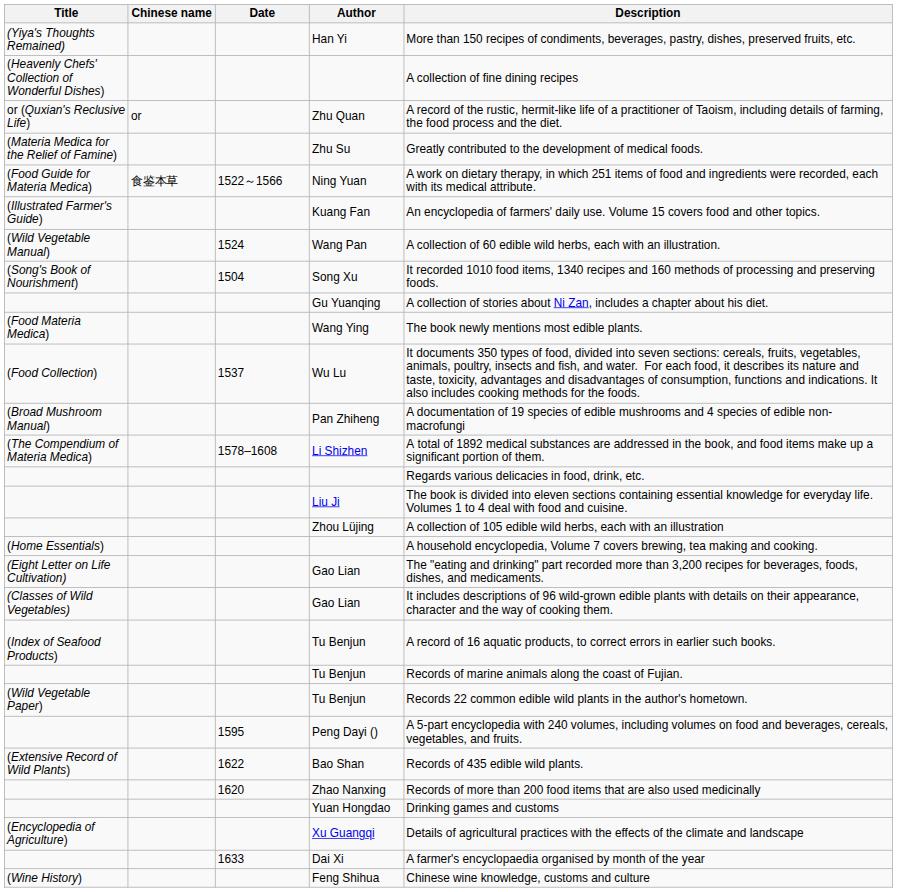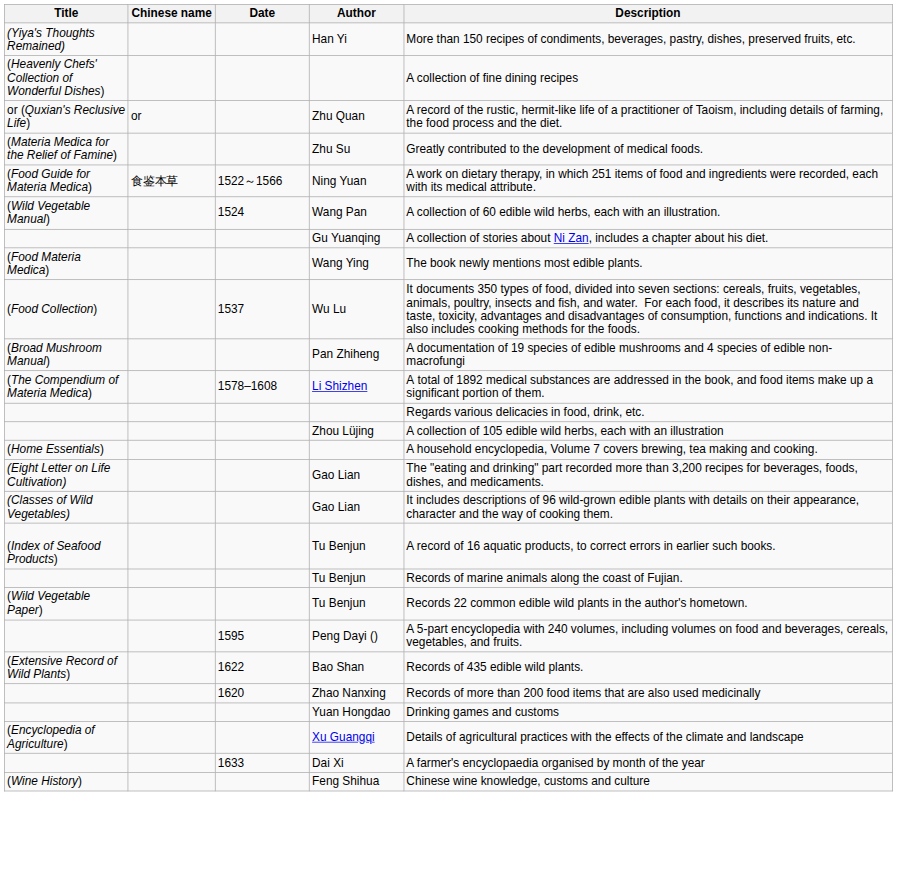- row: (60, 213)
- row: (49, 277)
- row: (66, 502)
